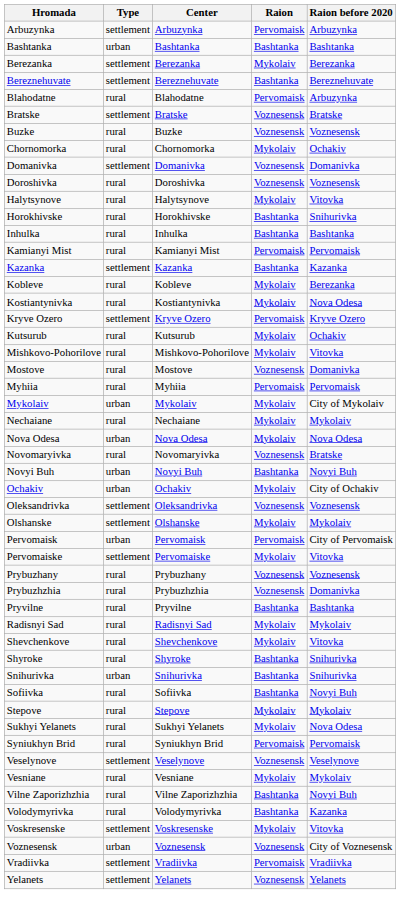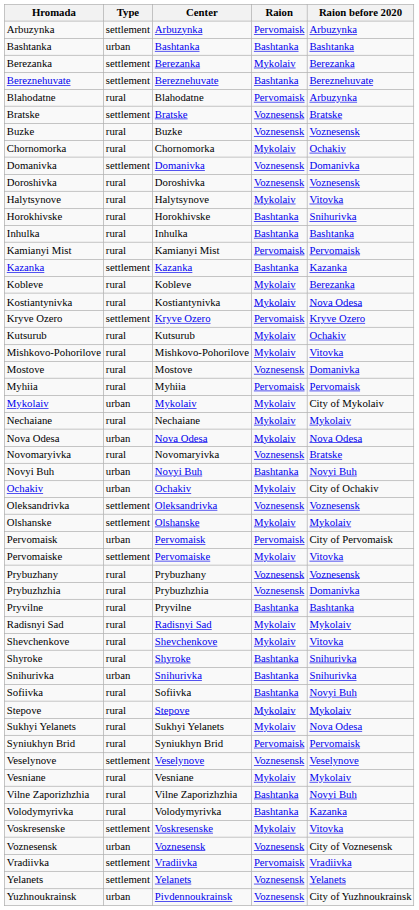+ row: (42, 897)
